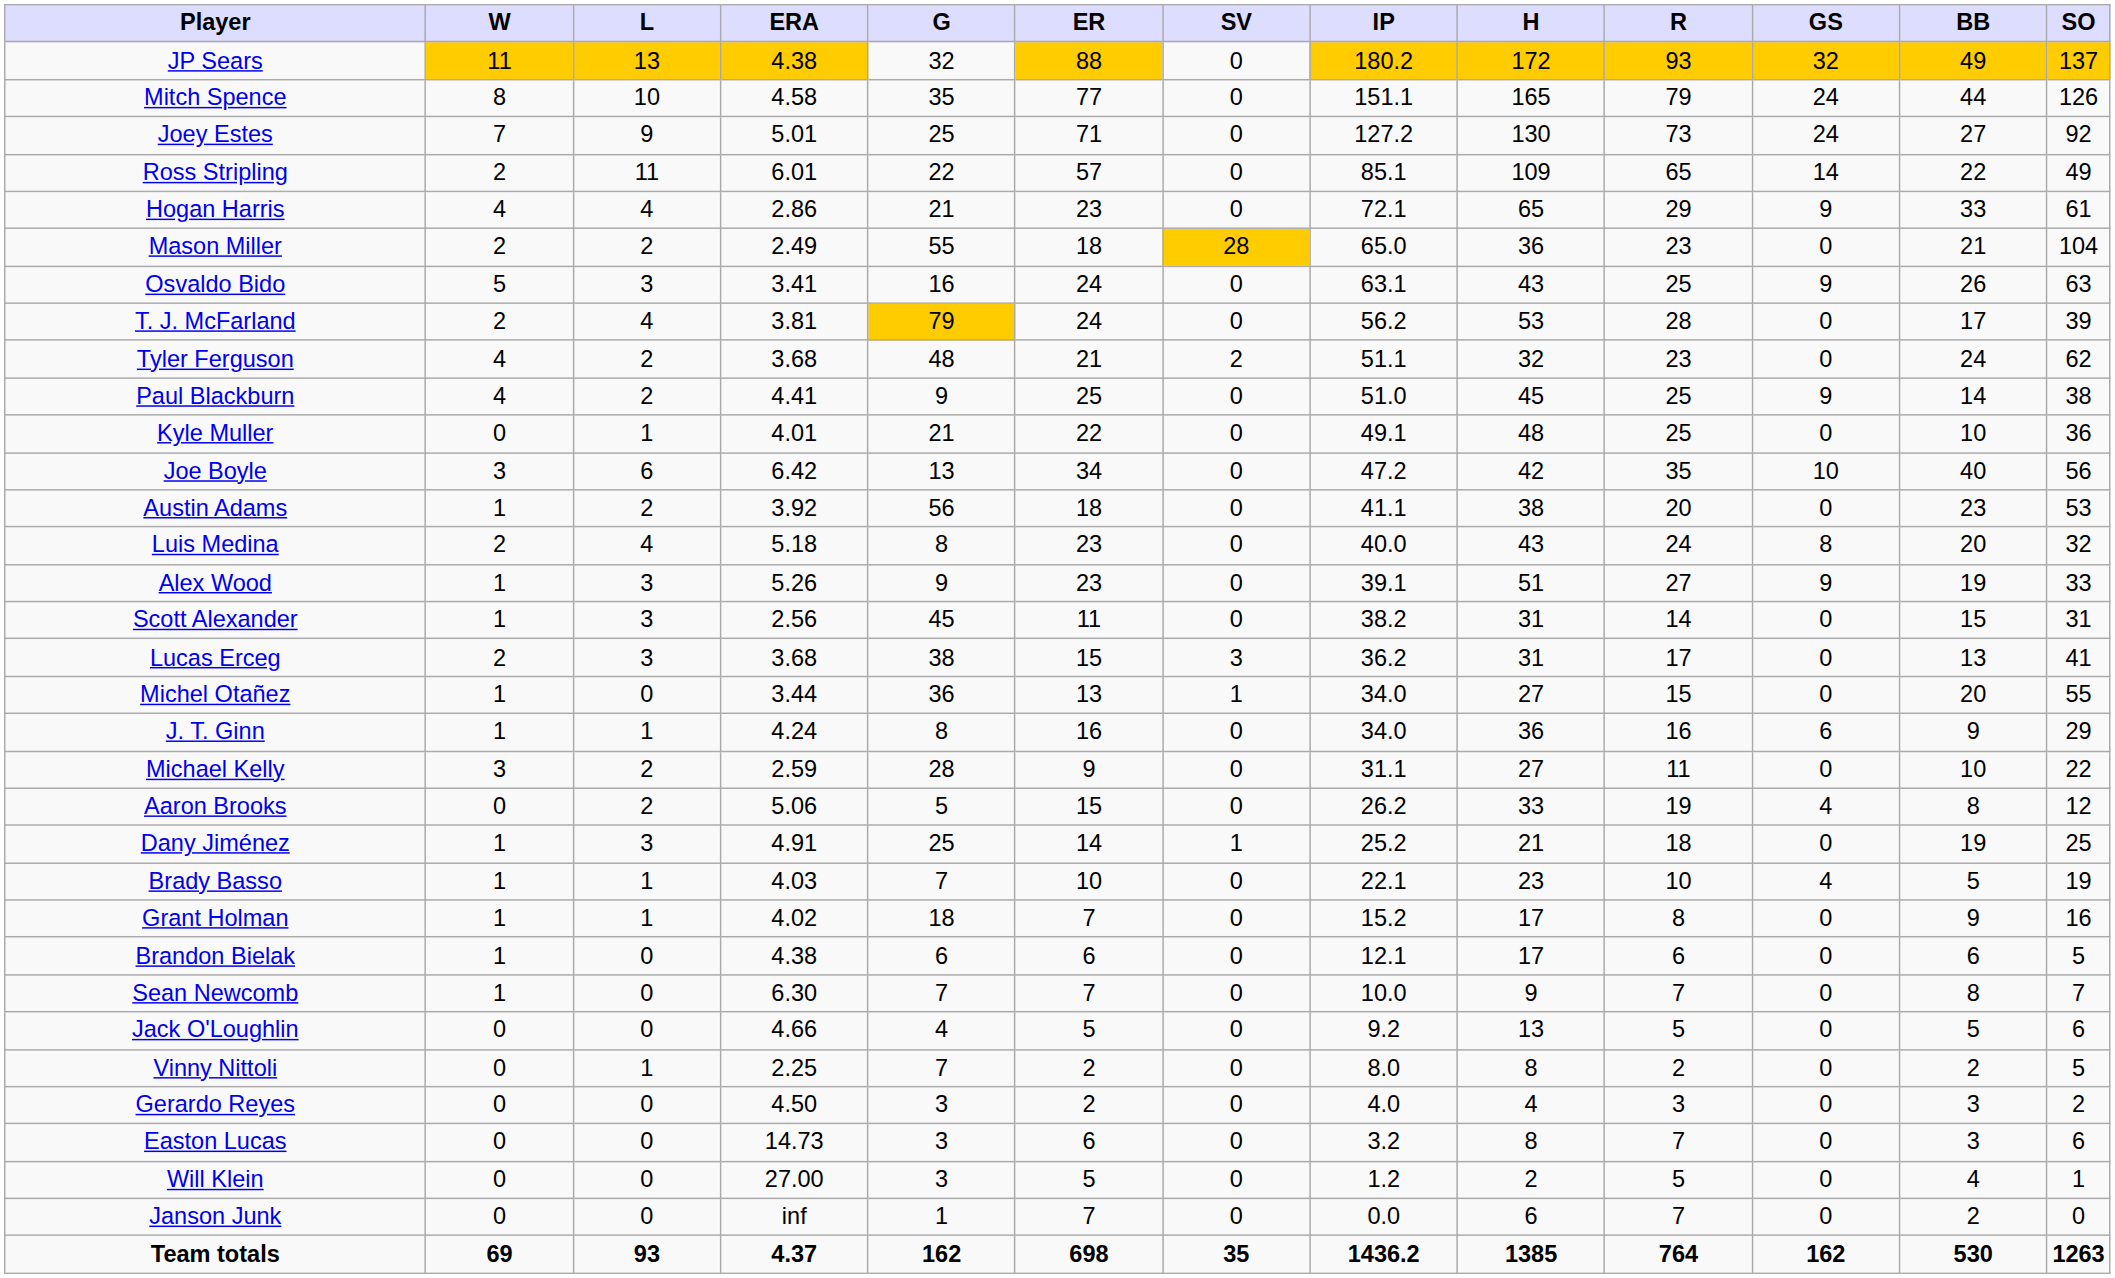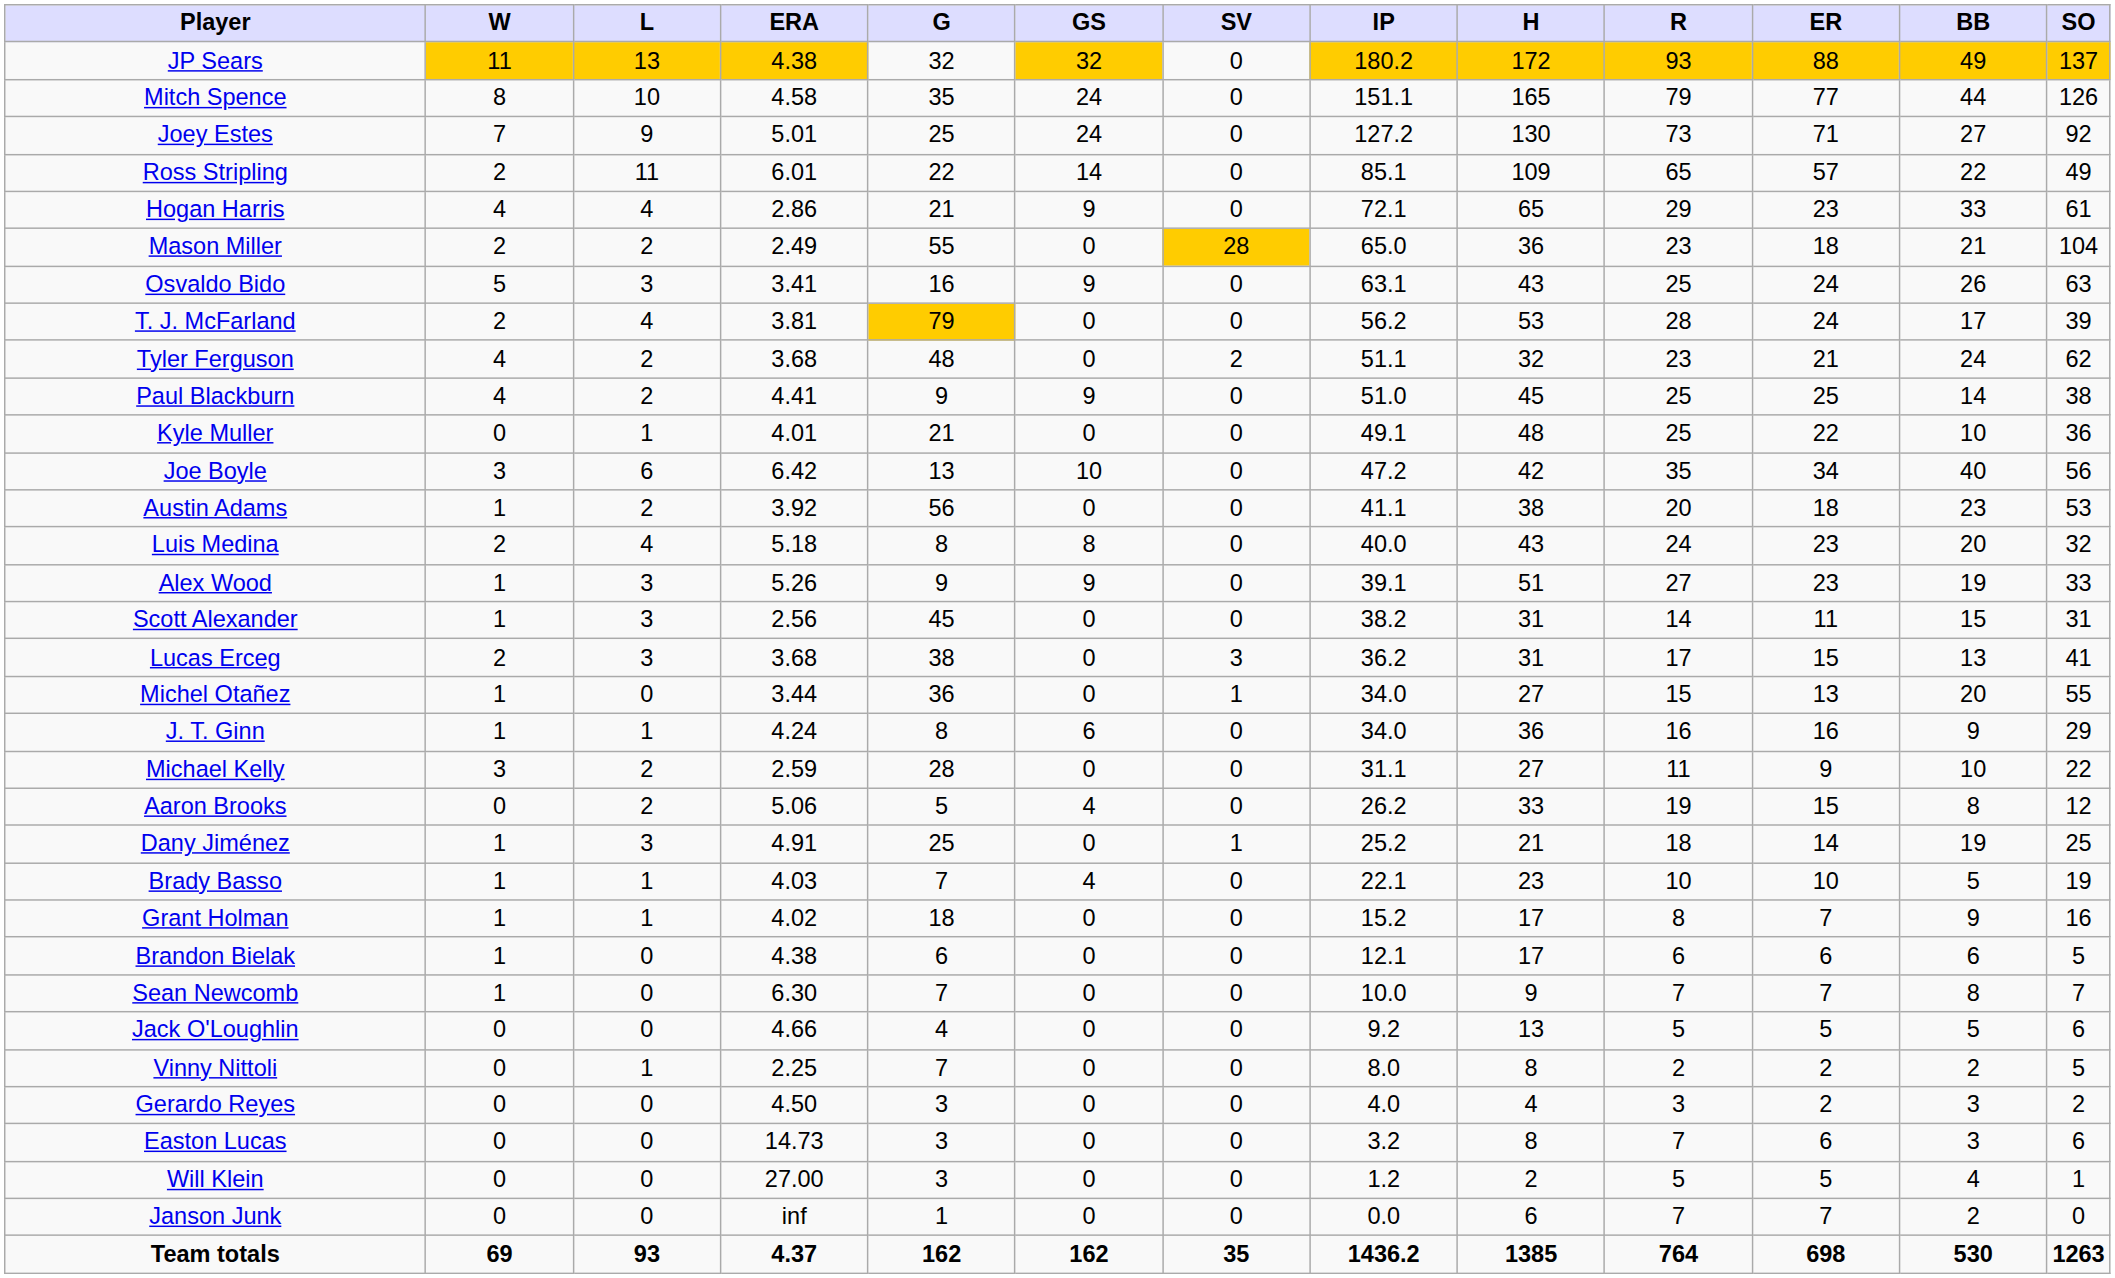columns swapped: (1826, 23) <-> (1089, 23)
